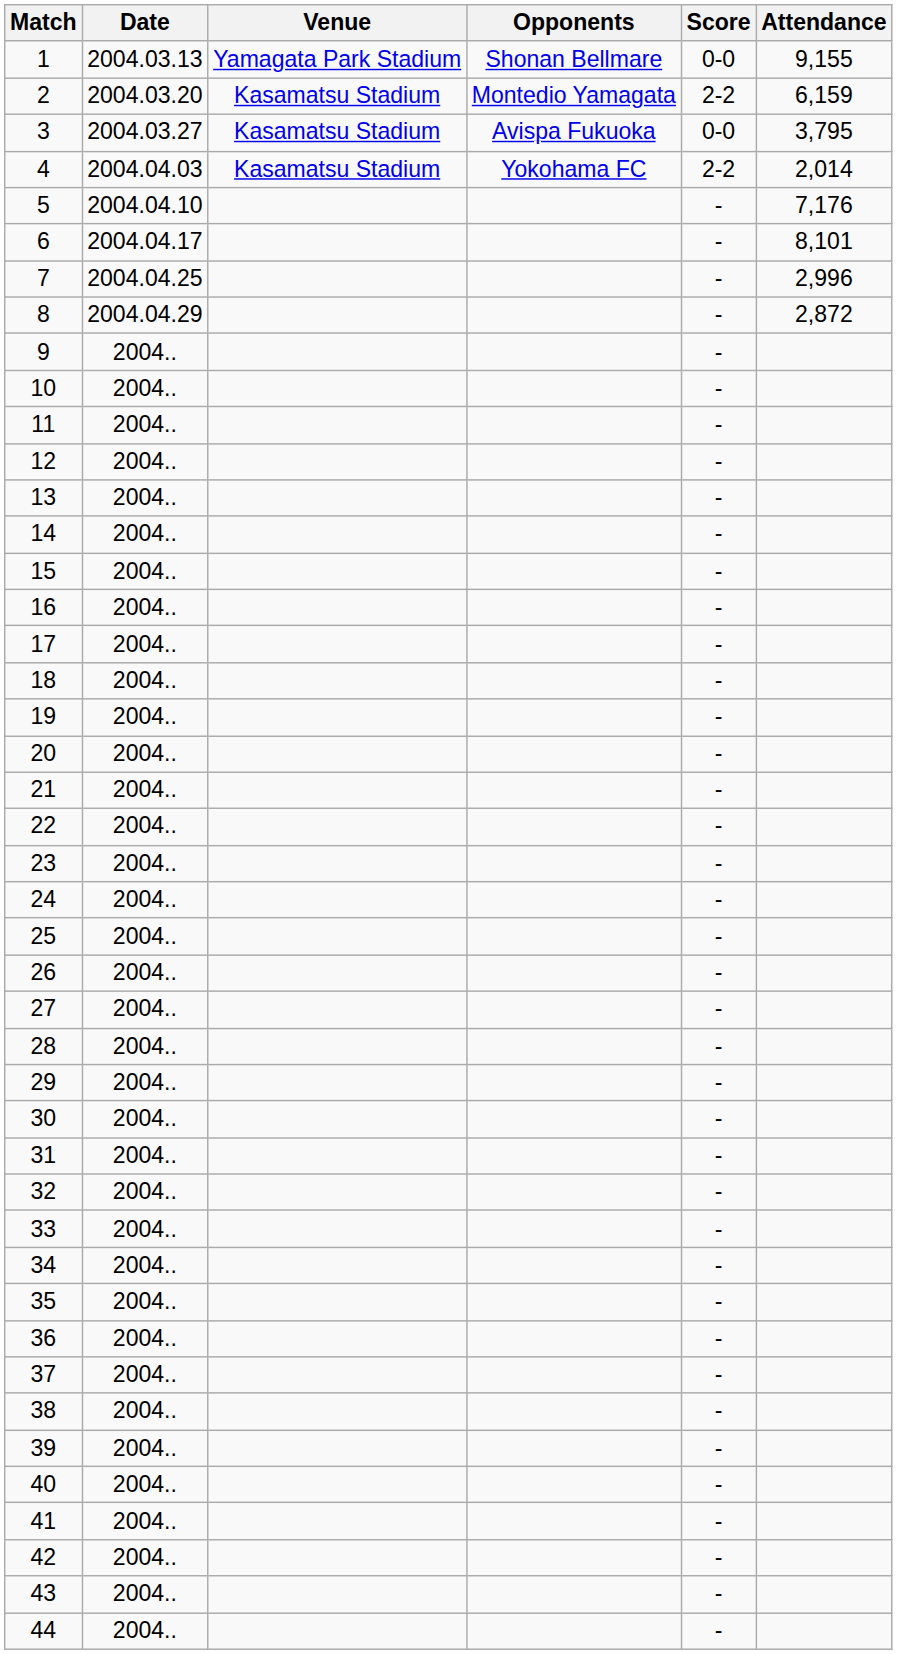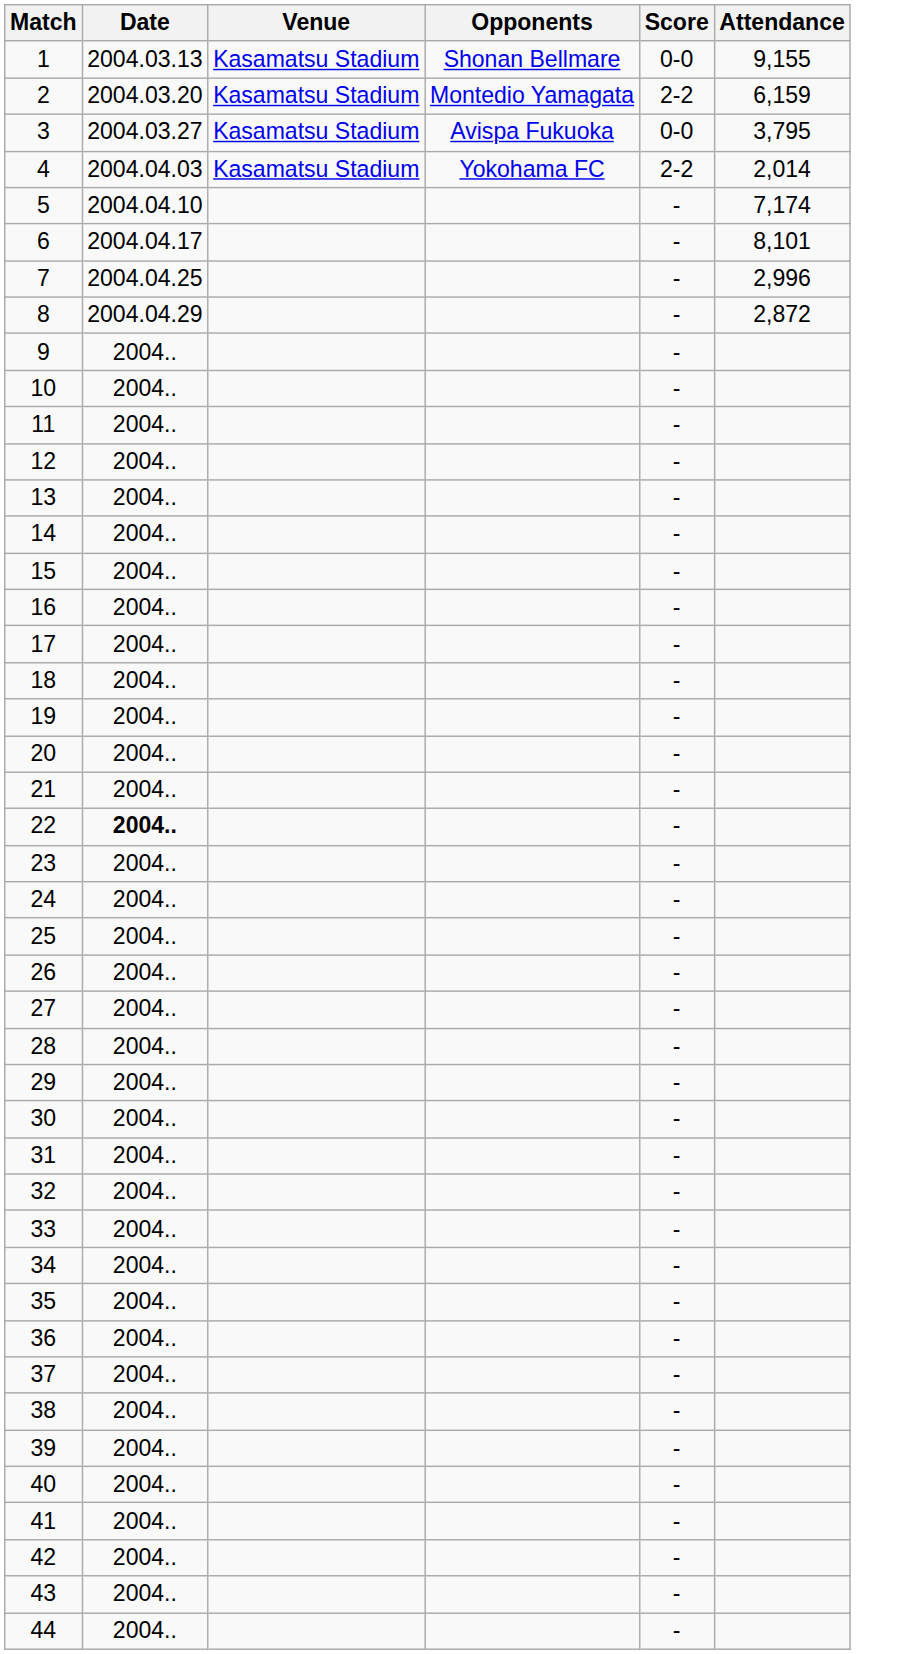(337, 59) Yamagata Park Stadium -> (316, 59) Kasamatsu Stadium
(824, 205) 7,176 -> (782, 205) 7,174
(145, 826) normal -> (145, 826) bold
